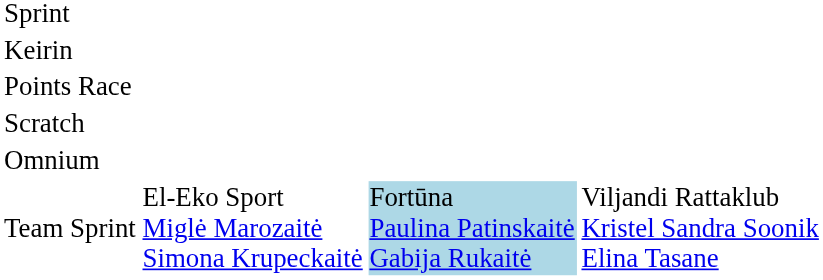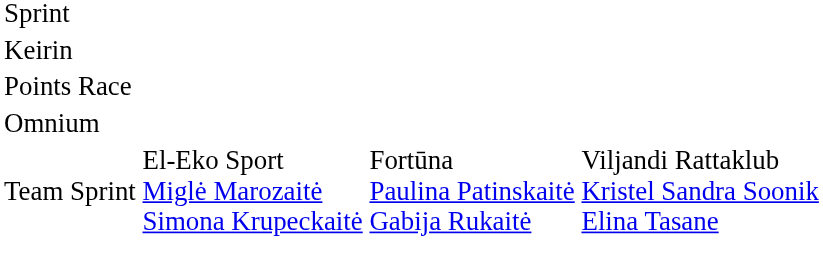- row: (44, 123)
(472, 227) lightblue background -> (472, 190) no background
